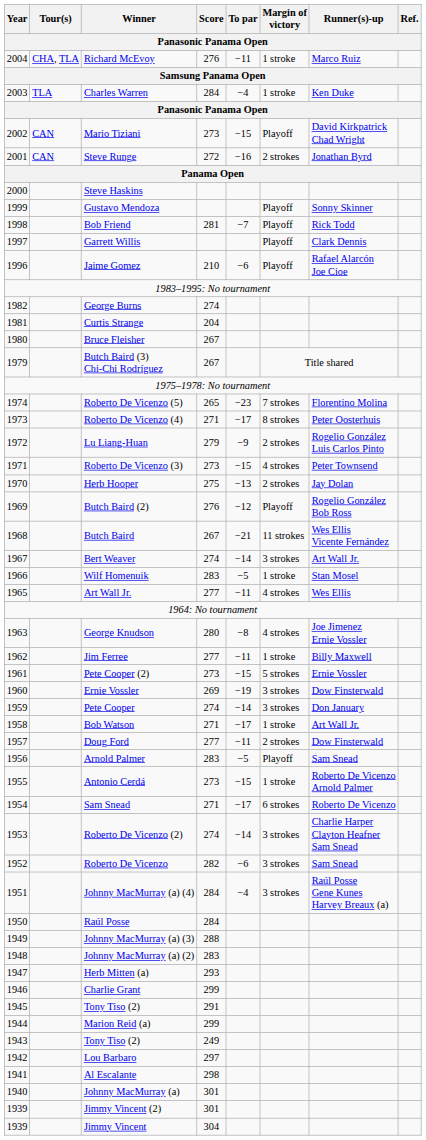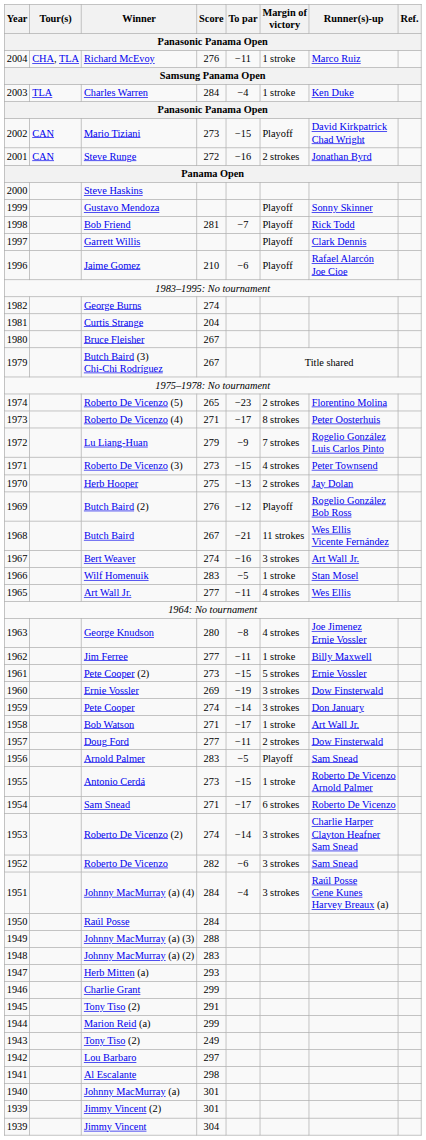(281, 403) 7 strokes -> (281, 403) 2 strokes
(281, 443) 2 strokes -> (281, 443) 7 strokes
(243, 559) −14 -> (243, 559) −16
